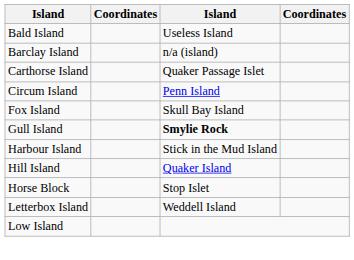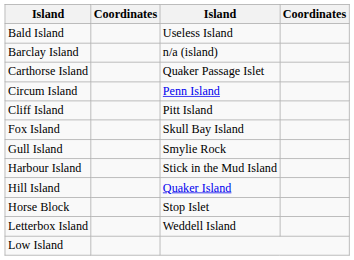+ row: (36, 110)
(195, 129) bold -> (194, 149) normal
